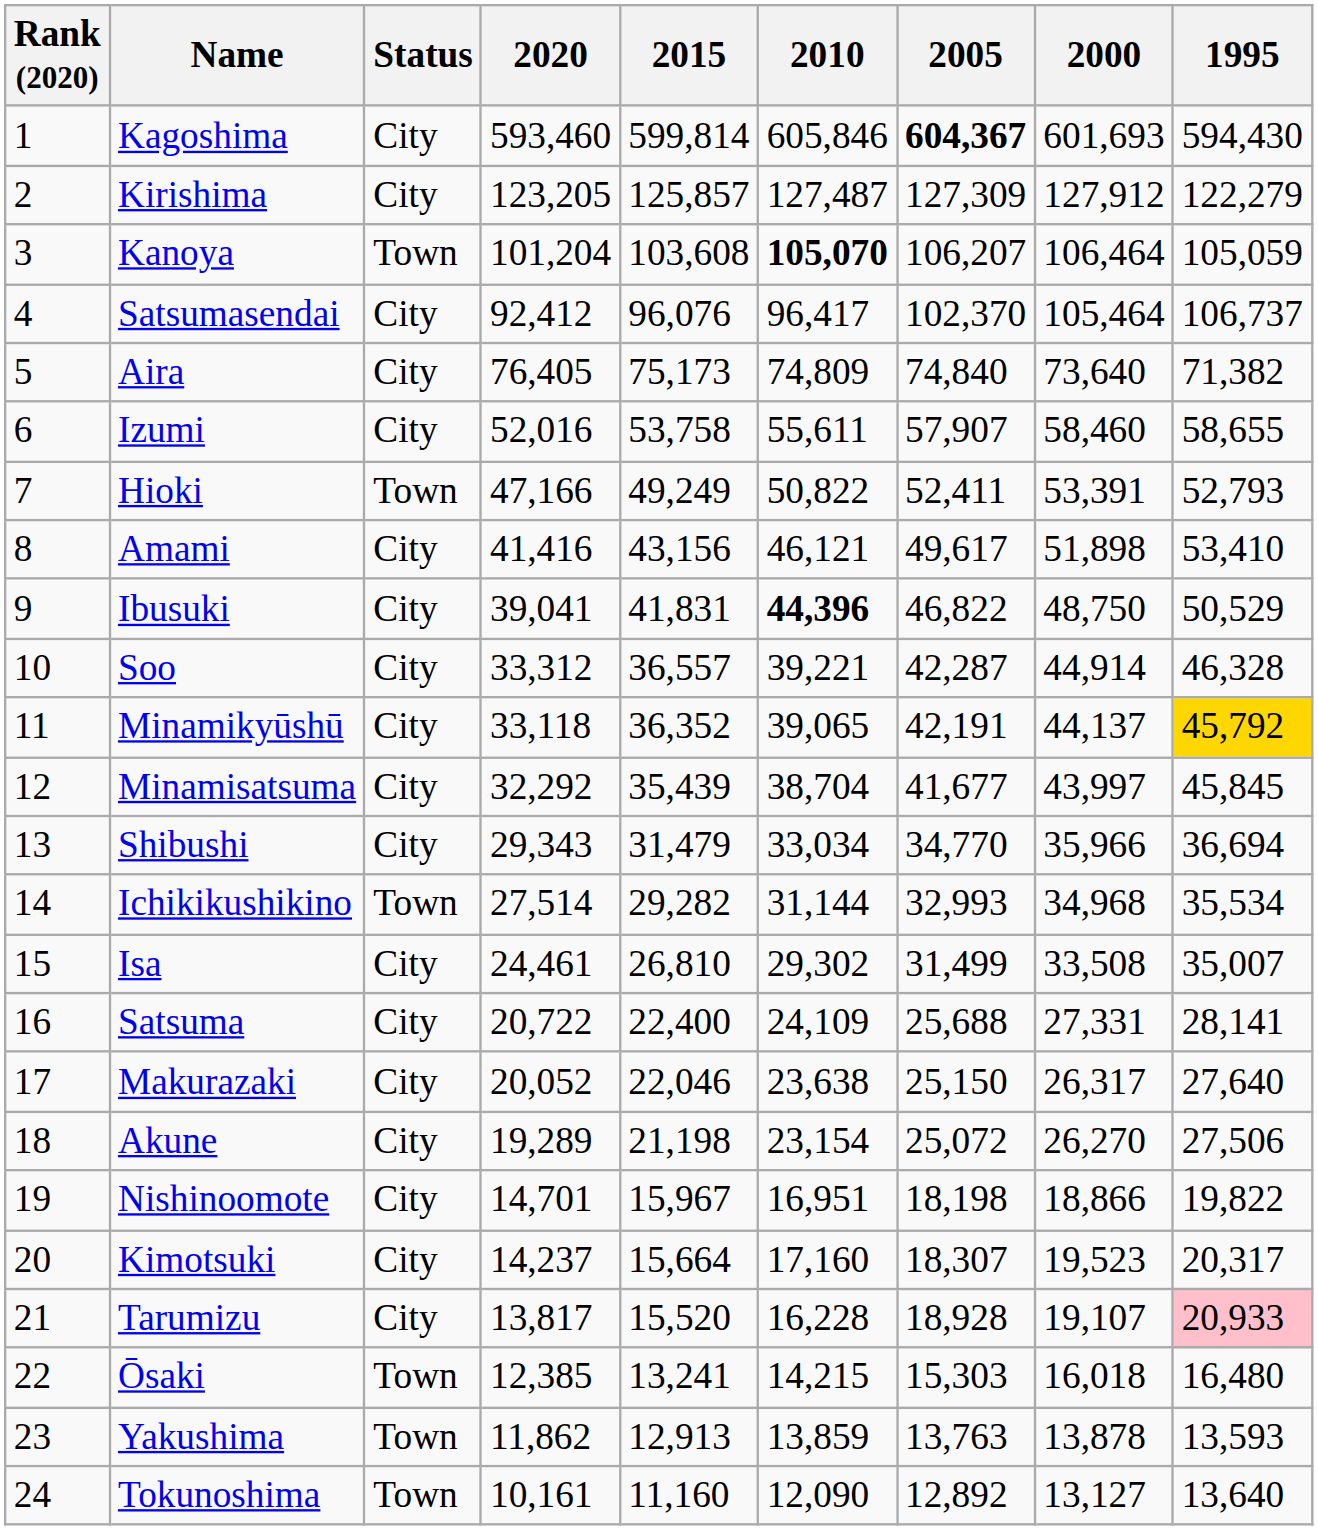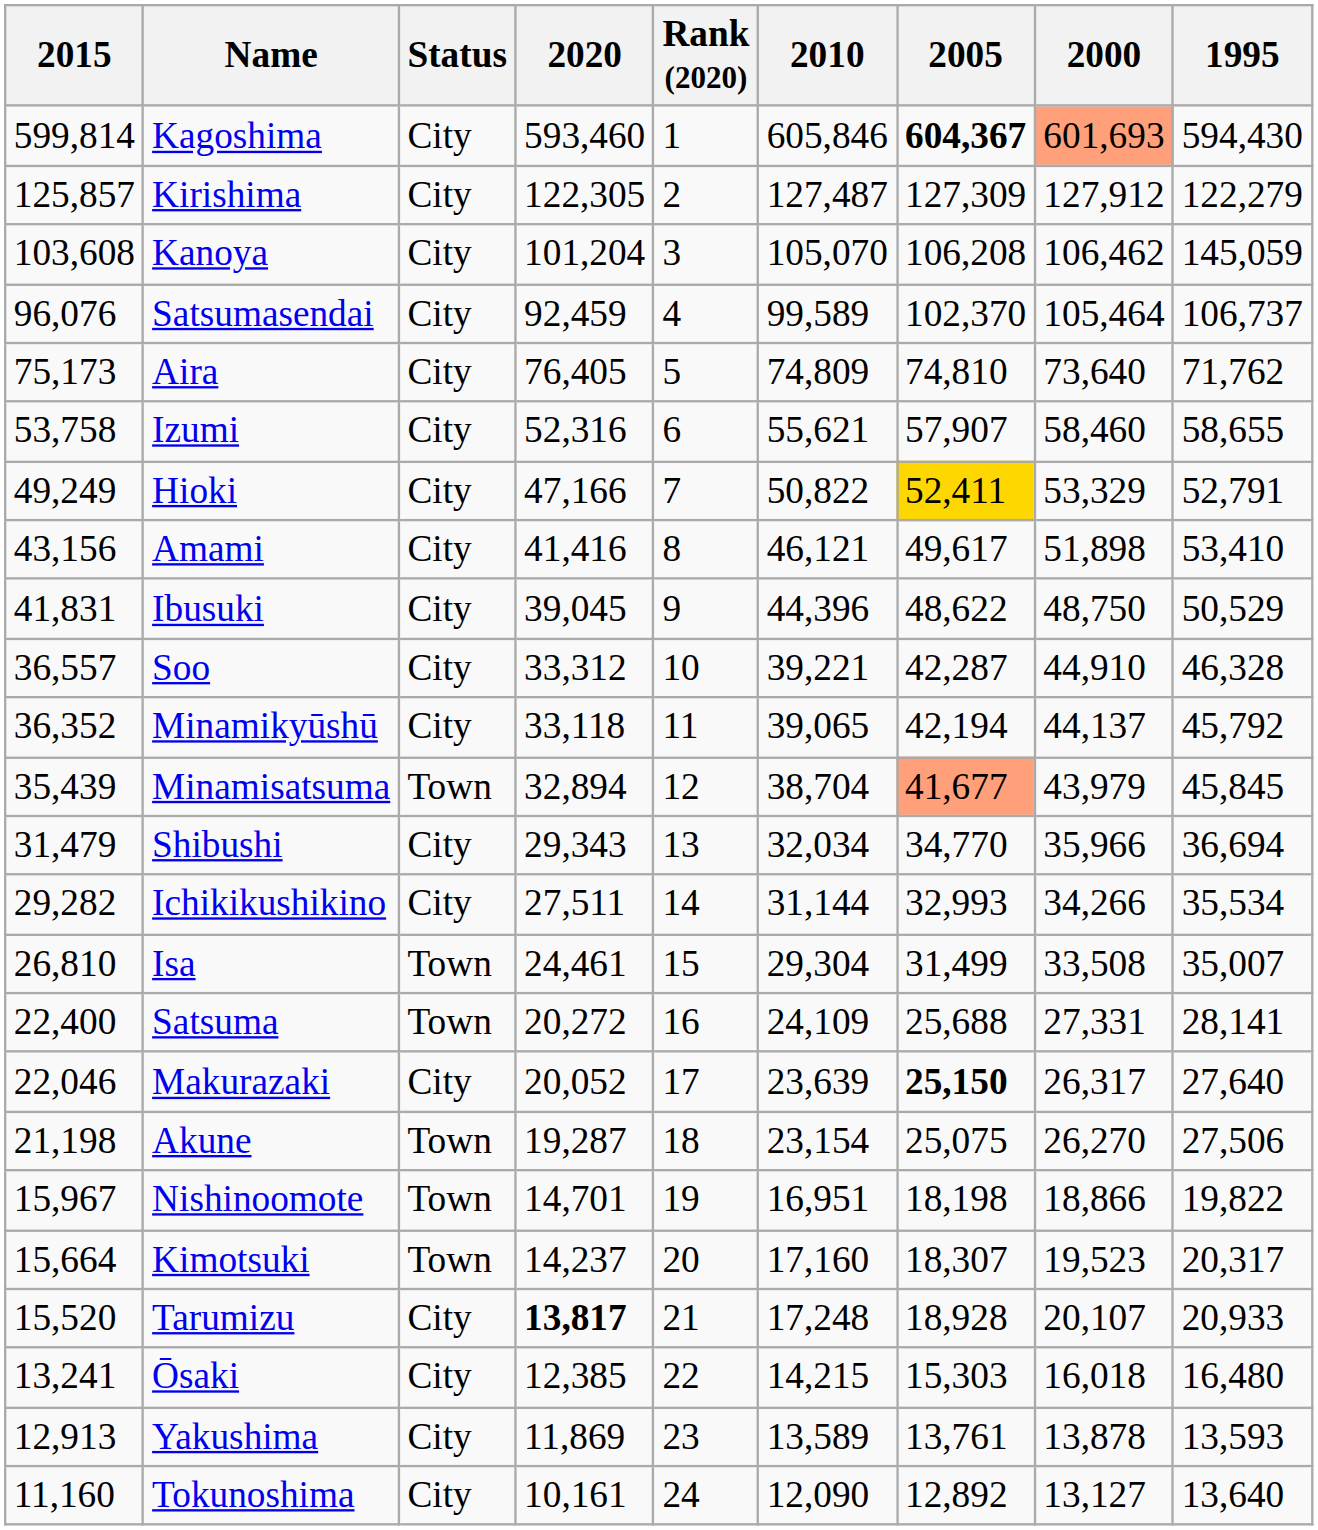columns swapped: (57, 55) <-> (689, 55)
(1104, 135) no background -> (1104, 135) lightsalmon background
(551, 194) 123,205 -> (585, 194) 122,305
(416, 253) Town -> (440, 253) City
(827, 253) bold -> (827, 253) normal
(966, 253) 106,207 -> (966, 253) 106,208
(1104, 253) 106,464 -> (1104, 253) 106,462
(1242, 253) 105,059 -> (1242, 253) 145,059
(541, 312) 92,412 -> (575, 312) 92,459
(818, 312) 96,417 -> (818, 312) 99,589
(956, 371) 74,840 -> (956, 371) 74,810
(1233, 371) 71,382 -> (1233, 371) 71,762
(541, 430) 52,016 -> (575, 430) 52,316
(817, 430) 55,611 -> (818, 430) 55,621
(416, 489) Town -> (440, 489) City
(956, 489) no background -> (956, 489) gold background
(1095, 489) 53,391 -> (1095, 489) 53,329
(1233, 489) 52,793 -> (1233, 489) 52,791
(541, 608) 39,041 -> (575, 608) 39,045
(818, 608) bold -> (818, 608) normal
(956, 608) 46,822 -> (956, 608) 48,622
(1095, 667) 44,914 -> (1095, 667) 44,910
(956, 726) 42,191 -> (956, 726) 42,194
(1233, 726) gold background -> (1233, 726) no background
(405, 785) City -> (450, 785) Town
(541, 785) 32,292 -> (575, 785) 32,894
(956, 785) no background -> (956, 785) lightsalmon background
(1095, 785) 43,997 -> (1095, 785) 43,979
(818, 844) 33,034 -> (818, 844) 32,034
(416, 903) Town -> (440, 903) City
(541, 903) 27,514 -> (575, 903) 27,511
(1095, 903) 34,968 -> (1095, 903) 34,266
(405, 962) City -> (450, 962) Town
(818, 962) 29,302 -> (818, 962) 29,304
(405, 1021) City -> (450, 1021) Town
(541, 1021) 20,722 -> (575, 1021) 20,272
(818, 1081) 23,638 -> (818, 1081) 23,639
(956, 1081) normal -> (956, 1081) bold
(405, 1140) City -> (450, 1140) Town
(541, 1140) 19,289 -> (575, 1140) 19,287
(956, 1140) 25,072 -> (956, 1140) 25,075
(405, 1199) City -> (450, 1199) Town
(405, 1258) City -> (450, 1258) Town
(541, 1317) normal -> (575, 1317) bold
(818, 1317) 16,228 -> (818, 1317) 17,248
(1095, 1317) 19,107 -> (1095, 1317) 20,107
(1233, 1317) pink background -> (1233, 1317) no background
(416, 1376) Town -> (440, 1376) City
(416, 1435) Town -> (440, 1435) City
(541, 1435) 11,862 -> (575, 1435) 11,869
(818, 1435) 13,859 -> (818, 1435) 13,589
(956, 1435) 13,763 -> (956, 1435) 13,761
(416, 1494) Town -> (440, 1494) City
